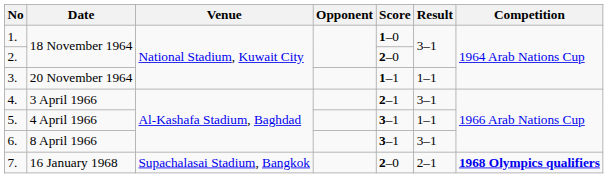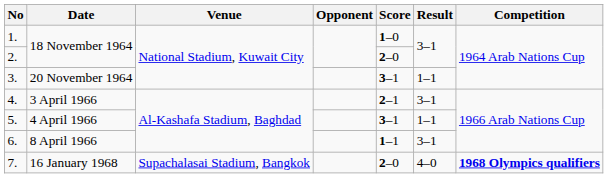(389, 78) 1–1 -> (389, 78) 3–1
(389, 141) 3–1 -> (389, 141) 1–1
(427, 162) 2–1 -> (427, 162) 4–0
